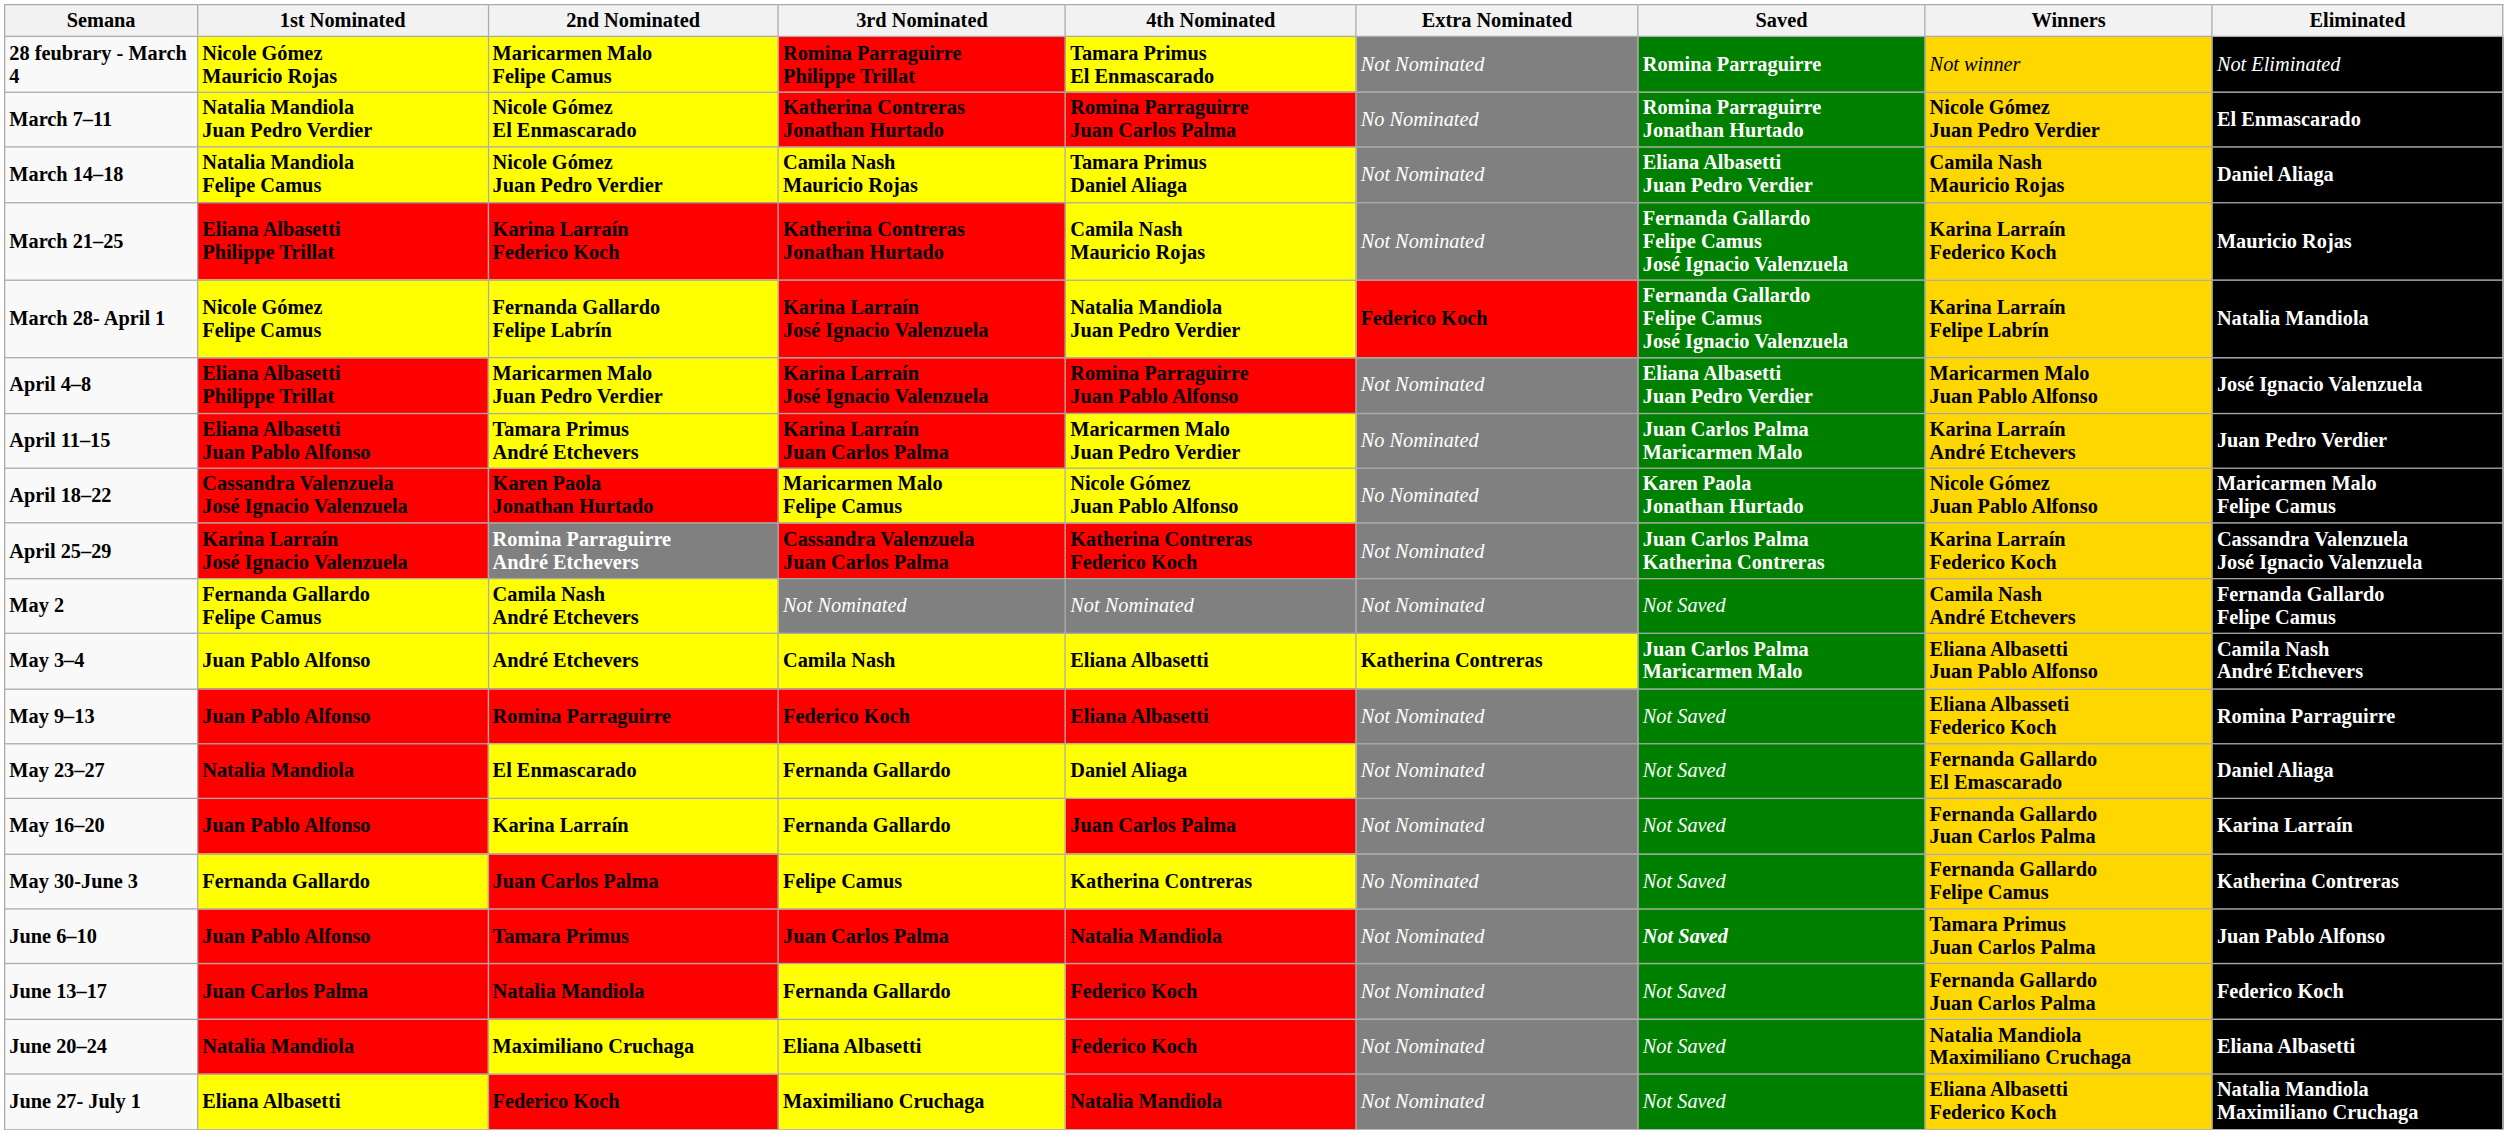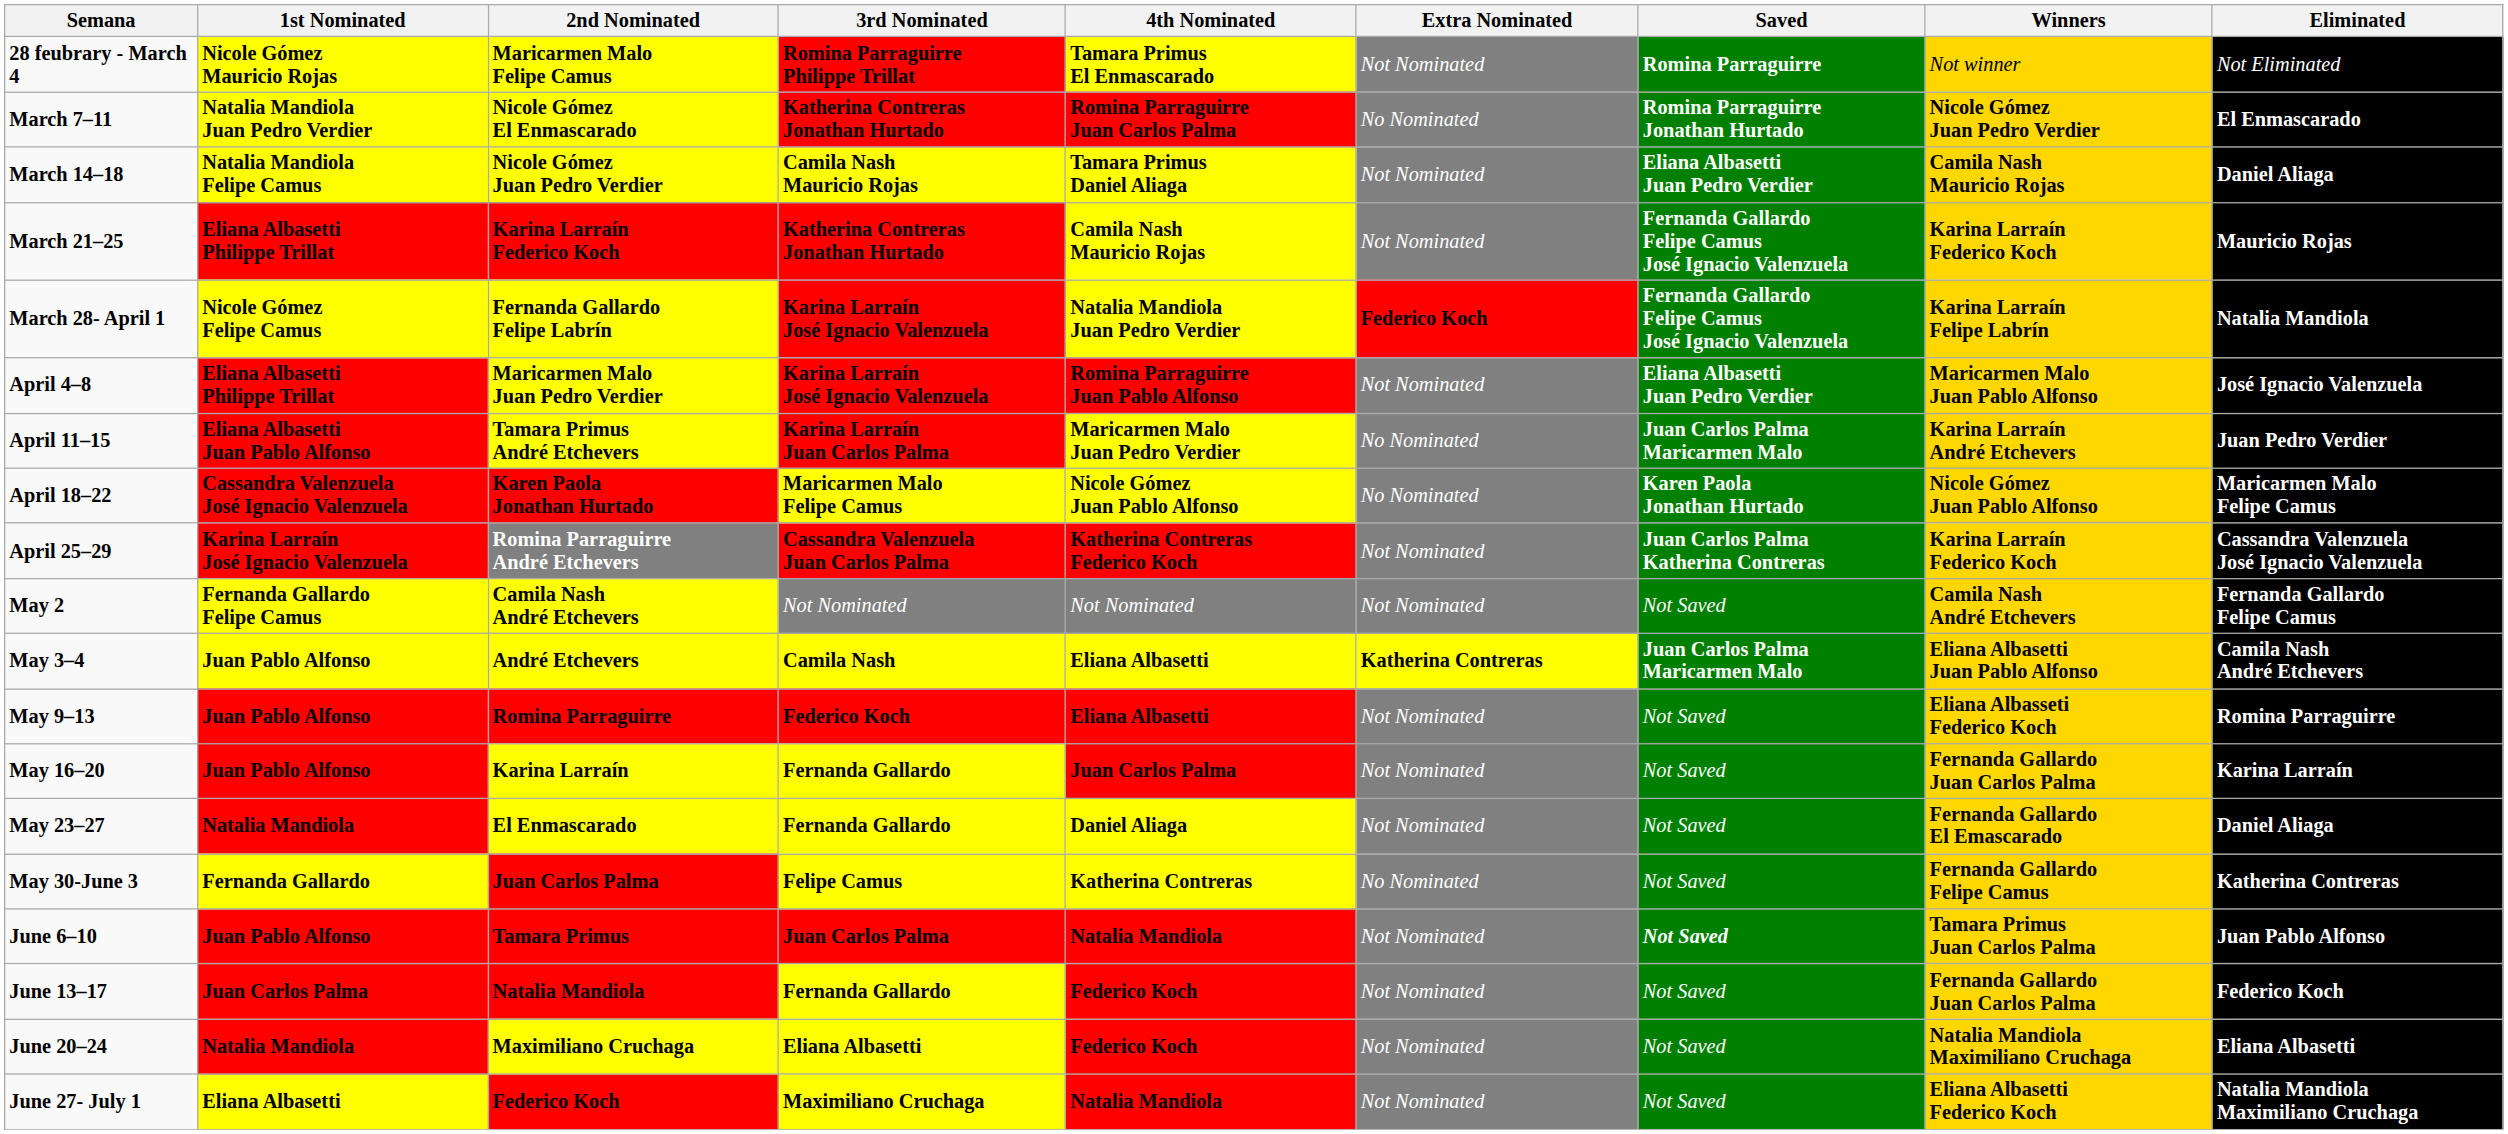rows swapped: (57, 826) <-> (57, 771)
